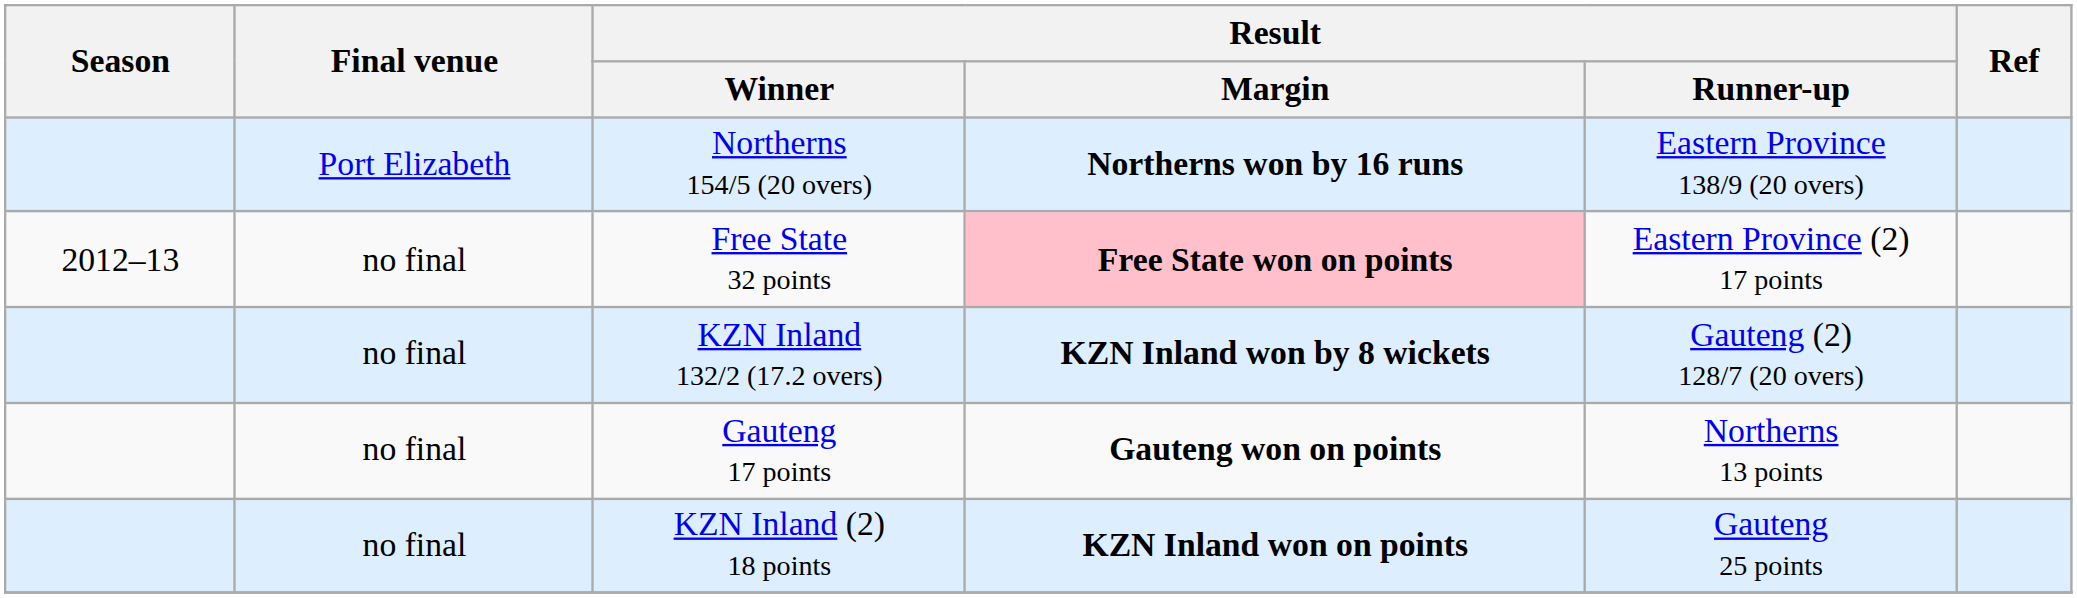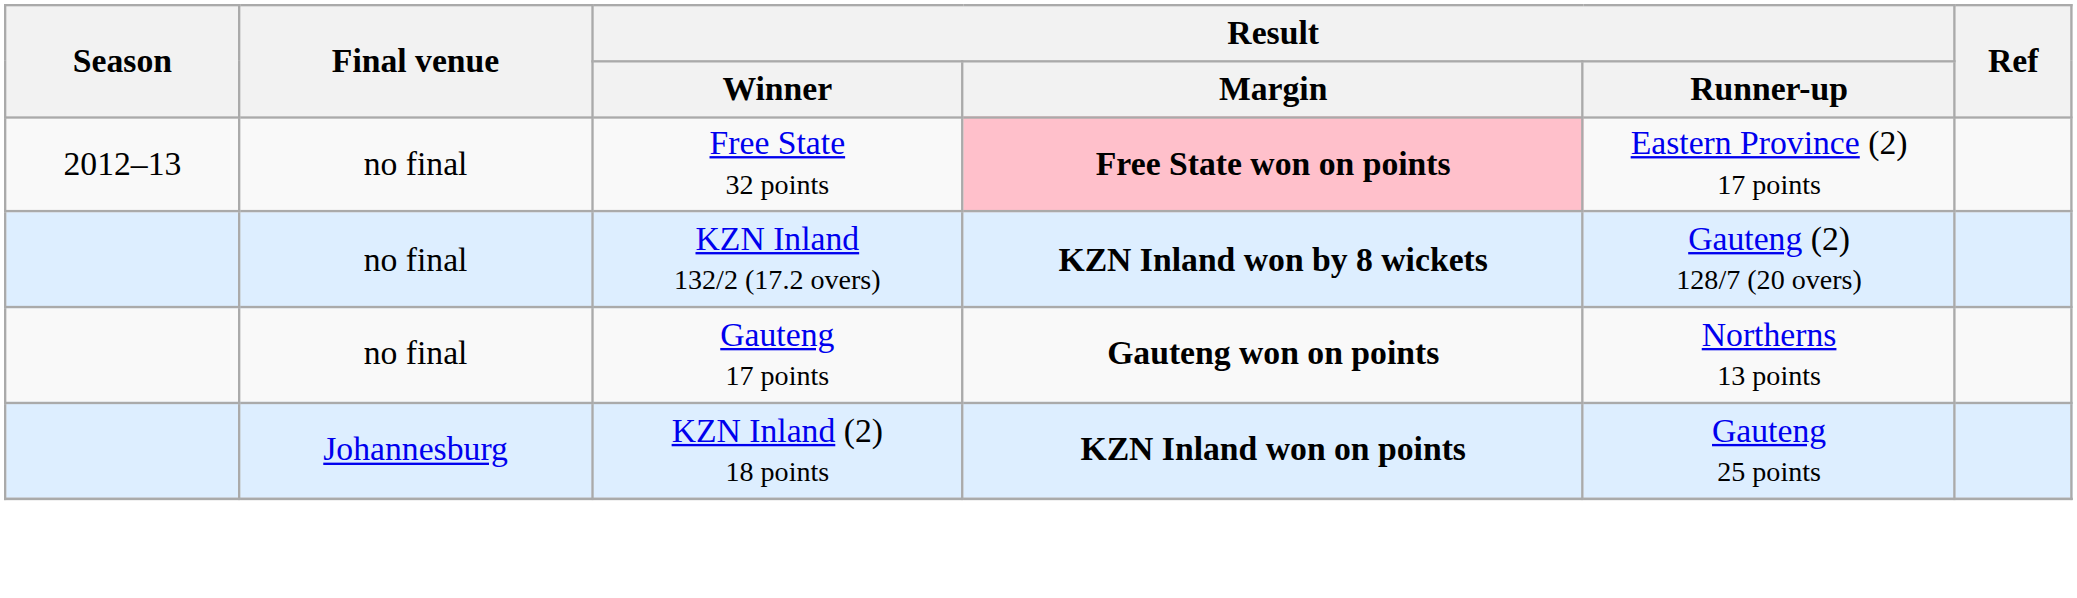- row: (779, 163)
(414, 545) no final -> (416, 449) Johannesburg
